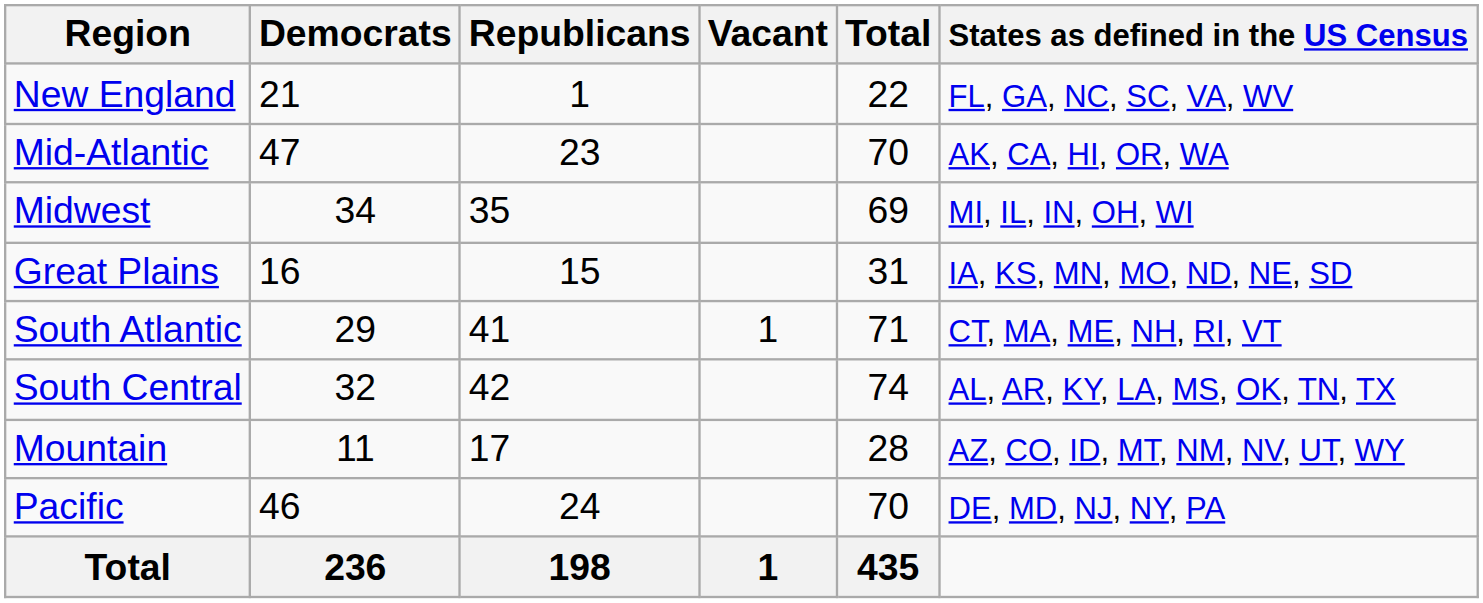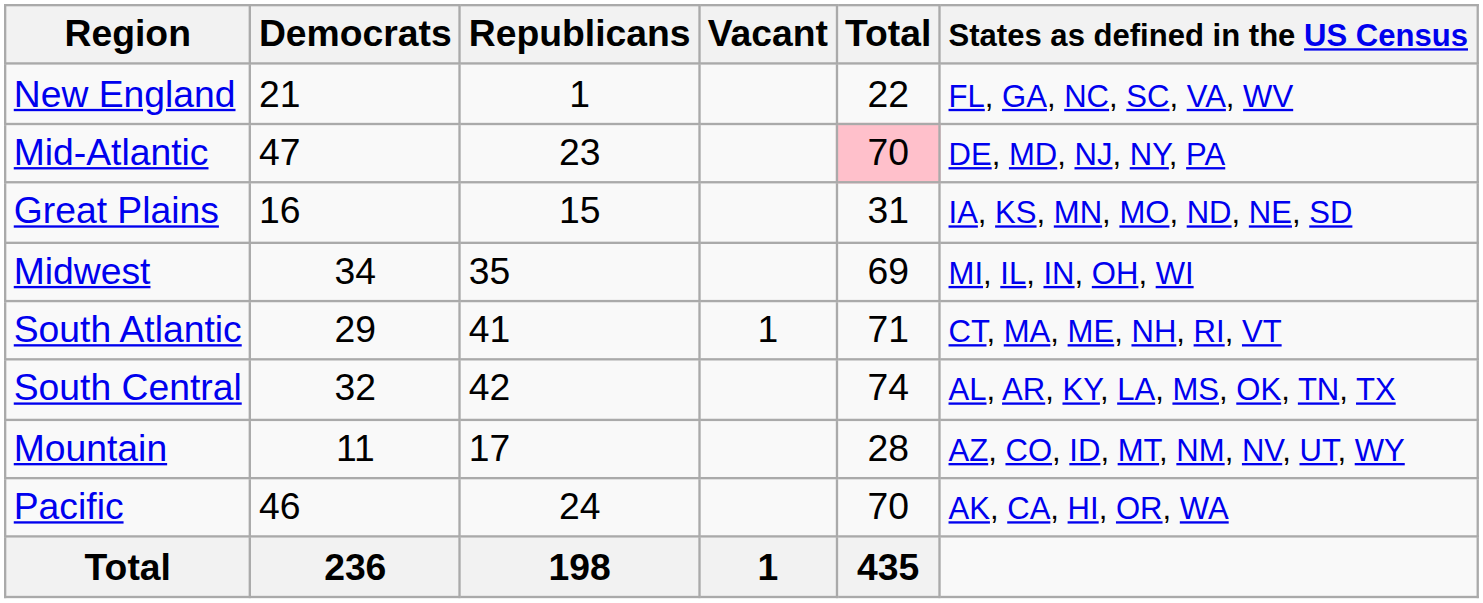(888, 152) no background -> (888, 152) pink background
(1089, 154) AK, CA, HI, OR, WA -> (1087, 154) DE, MD, NJ, NY, PA
rows swapped: (82, 211) <-> (116, 270)
(1087, 509) DE, MD, NJ, NY, PA -> (1089, 509) AK, CA, HI, OR, WA
